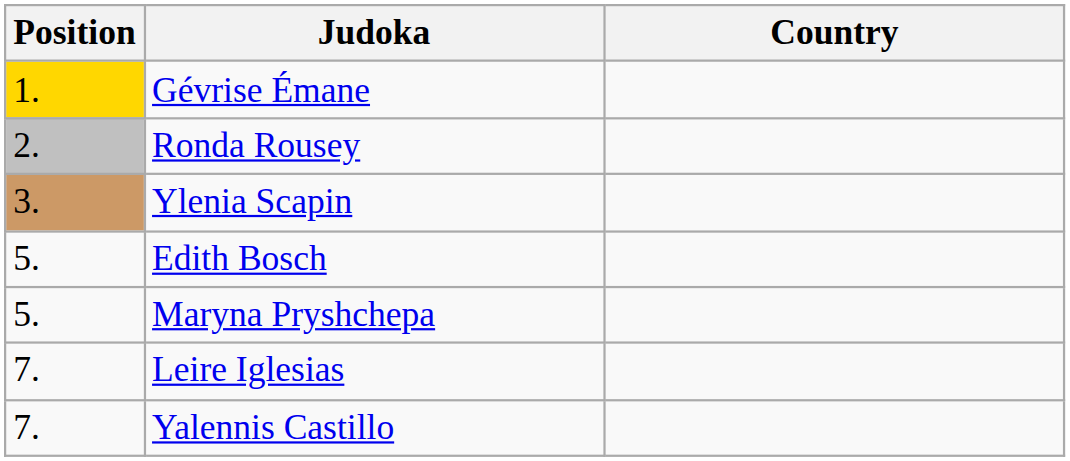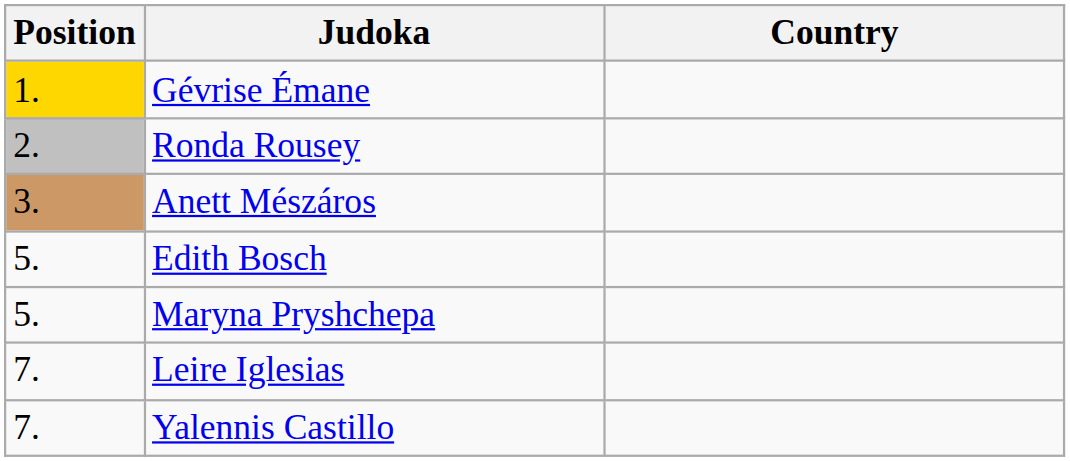- row: (252, 201)
+ row: (264, 201)
